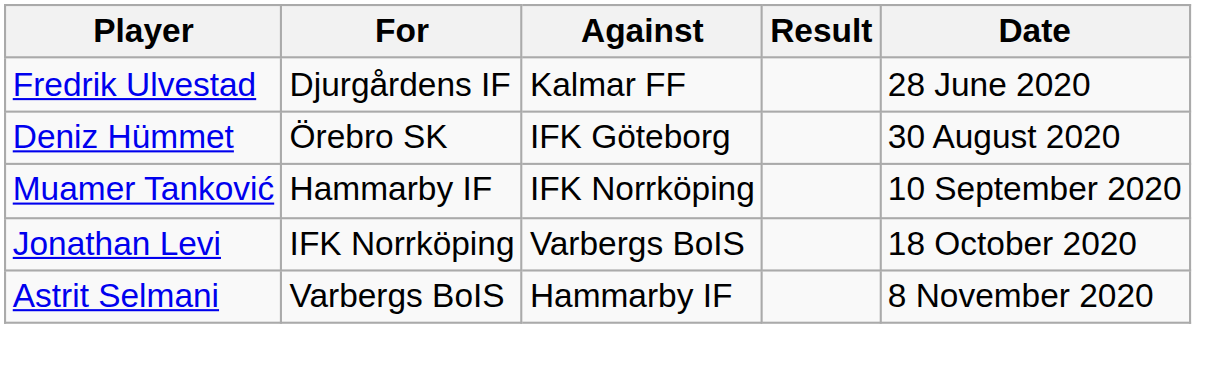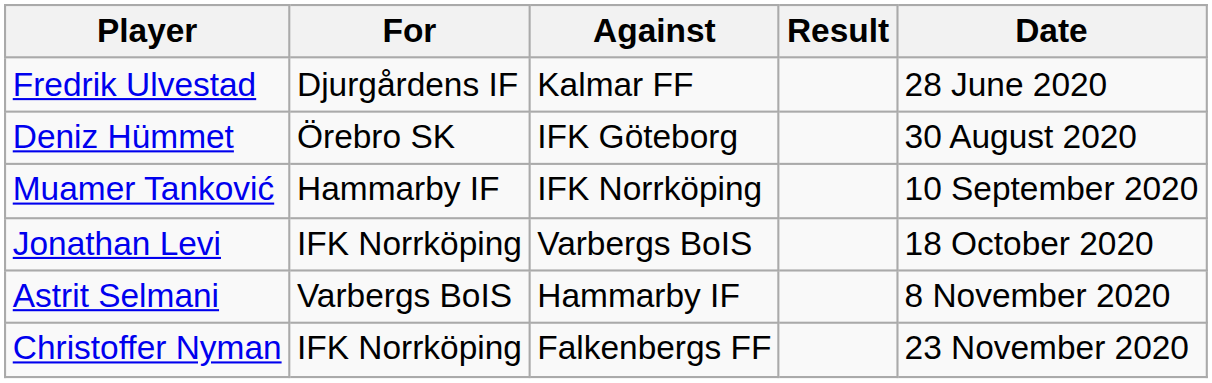+ row: (147, 349)
